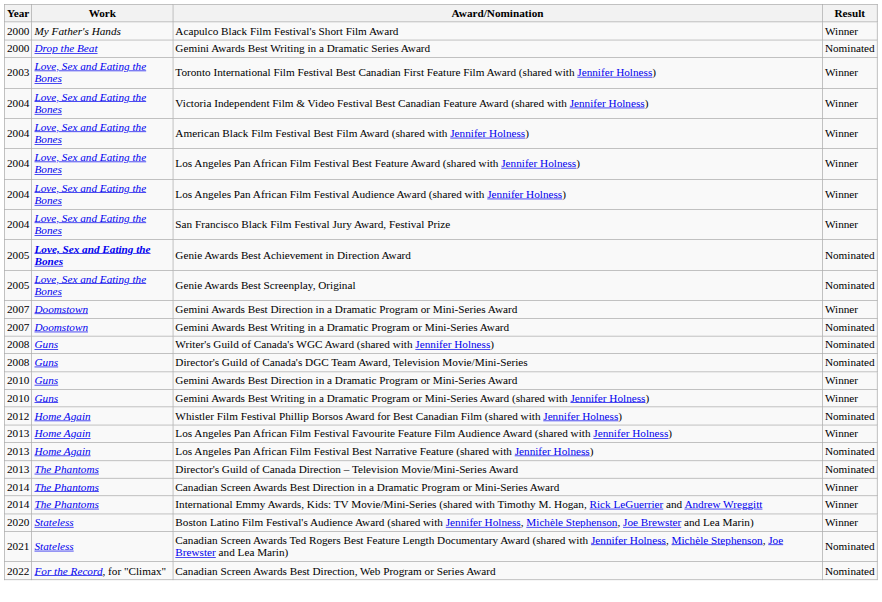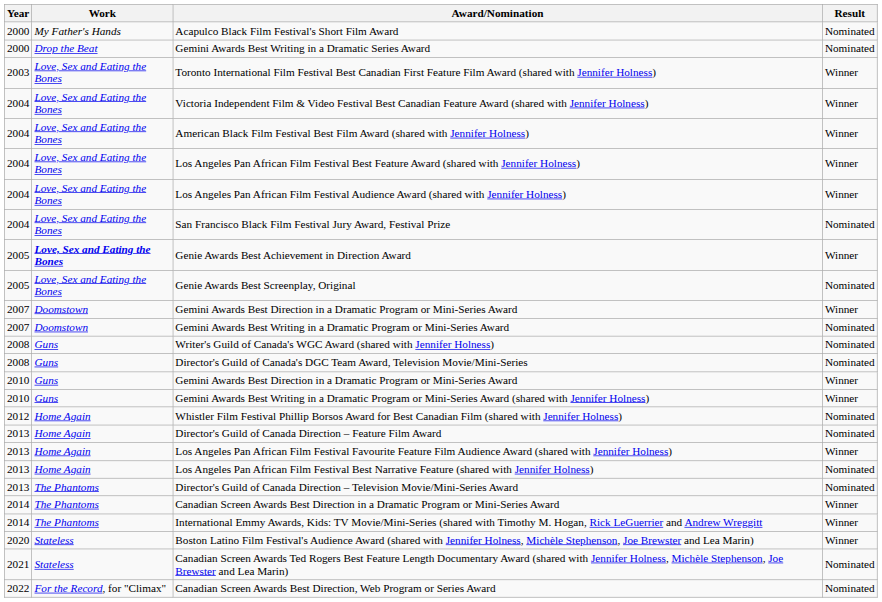(841, 31) Winner -> (850, 31) Nominated
(841, 224) Winner -> (850, 224) Nominated
(850, 255) Nominated -> (841, 255) Winner
+ row: (18, 433)
